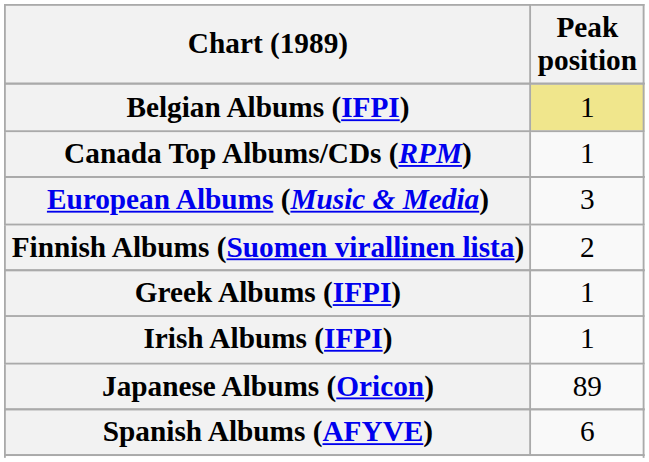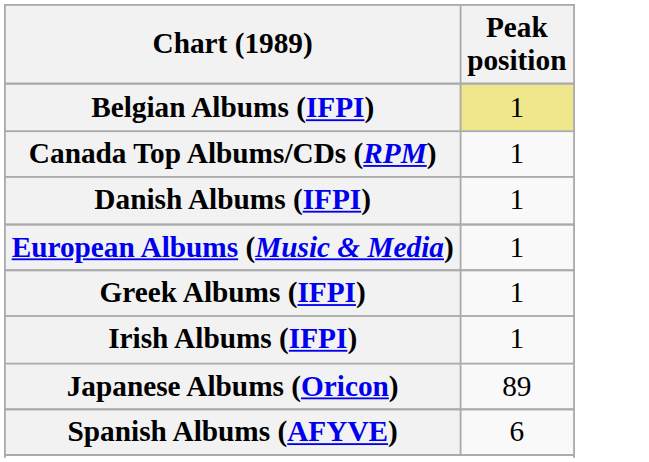+ row: (233, 199)
(587, 199) 3 -> (517, 246) 1
- row: (268, 246)
